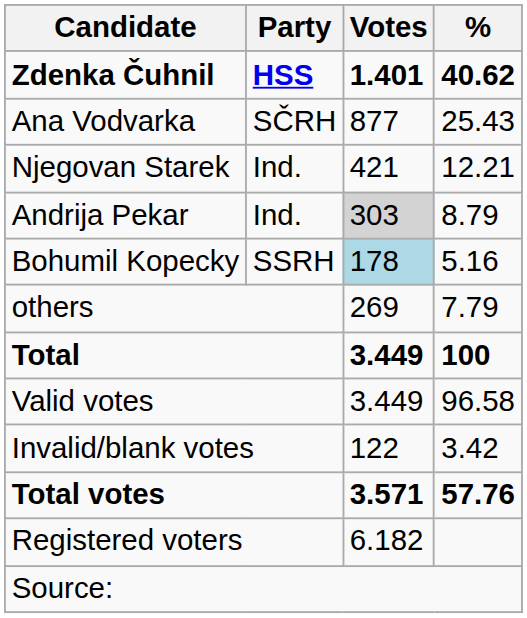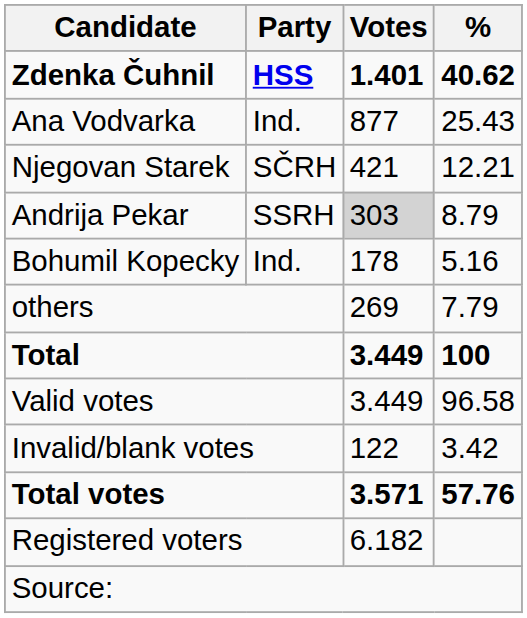(294, 121) SČRH -> (277, 121) Ind.
(277, 167) Ind. -> (294, 167) SČRH
(277, 214) Ind. -> (294, 214) SSRH
(294, 261) SSRH -> (277, 261) Ind.
(374, 261) lightblue background -> (374, 261) no background
